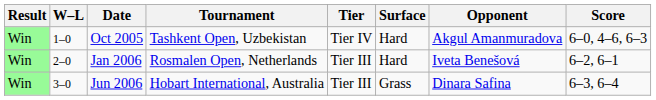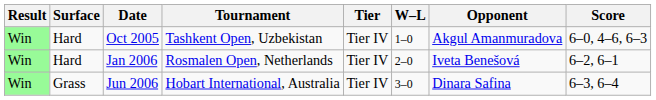columns swapped: (68, 15) <-> (402, 15)
(351, 60) Tier III -> (367, 60) Tier IV
(351, 83) Tier III -> (367, 83) Tier IV
